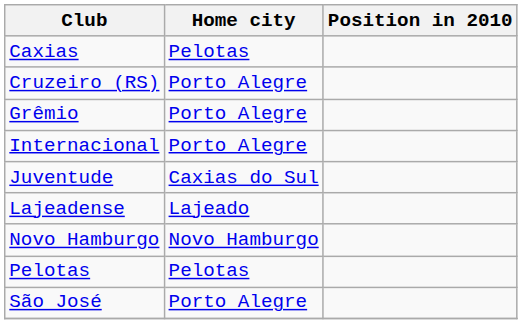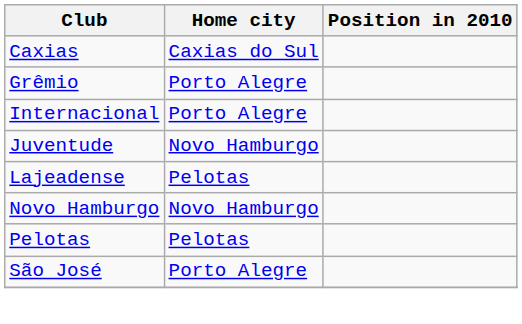(209, 52) Pelotas -> (244, 52) Caxias do Sul
- row: (84, 83)
(244, 177) Caxias do Sul -> (244, 146) Novo Hamburgo
(209, 209) Lajeado -> (209, 177) Pelotas
